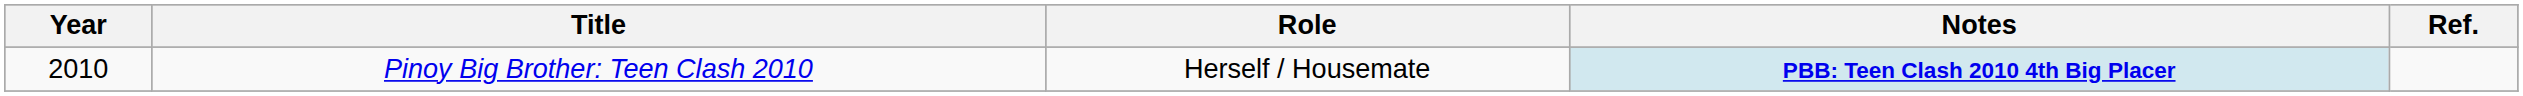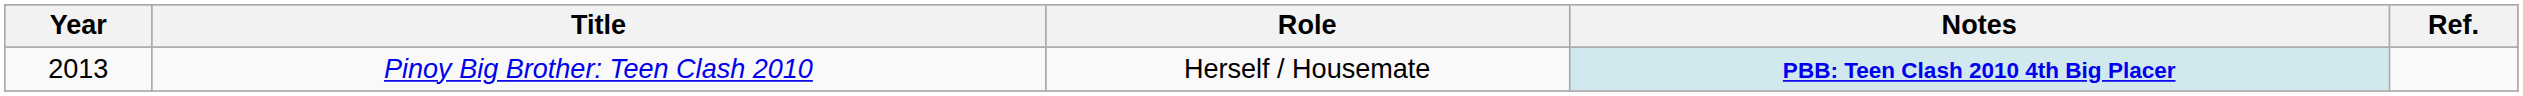(78, 68) 2010 -> (78, 68) 2013
